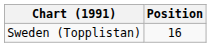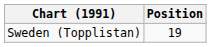(175, 33) 16 -> (175, 33) 19
